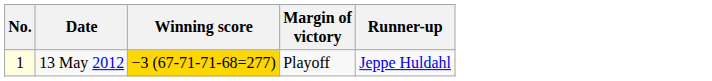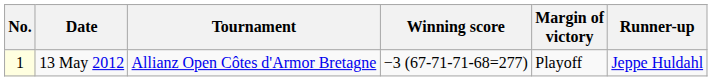+ column: (254, 27)
(204, 63) gold background -> (456, 63) no background
